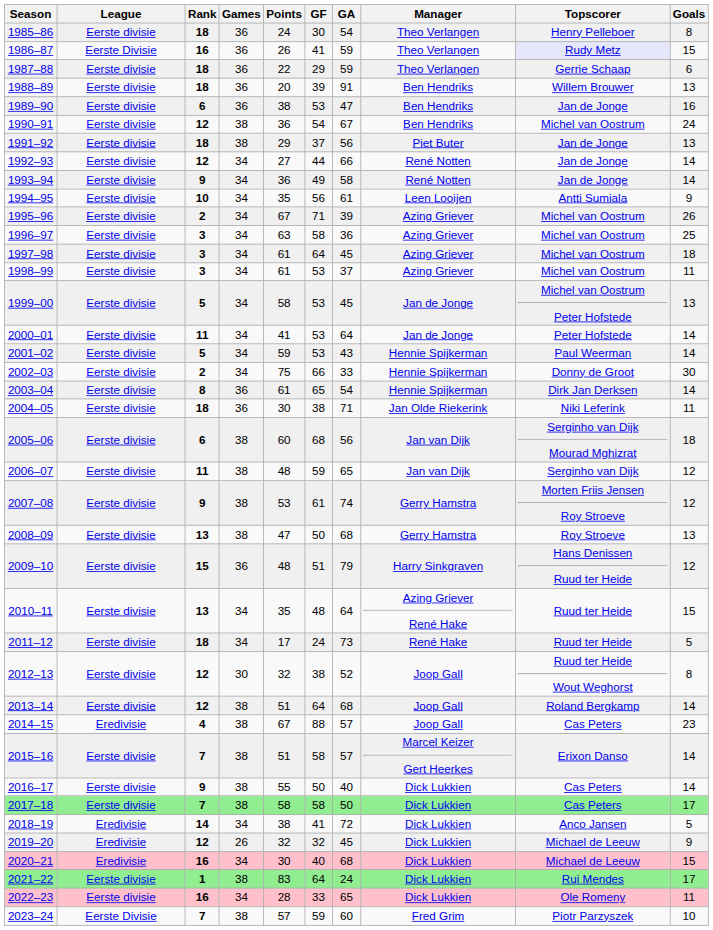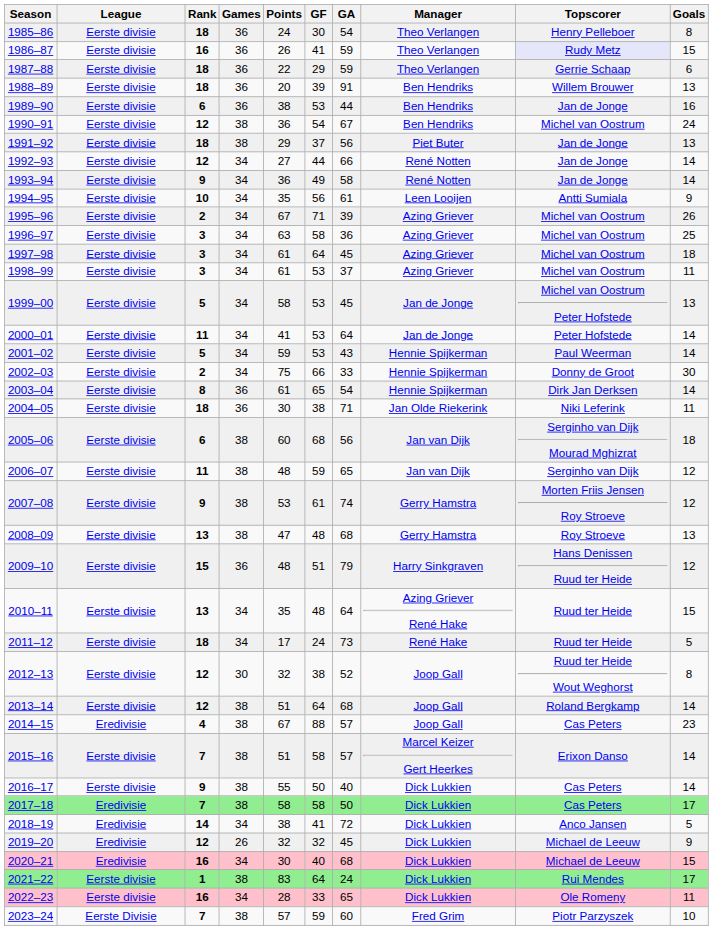(121, 51) Eerste Divisie -> (121, 51) Eerste divisie
(347, 106) 47 -> (347, 106) 44
(319, 535) 50 -> (319, 535) 48
(121, 806) Eerste divisie -> (121, 806) Eredivisie
